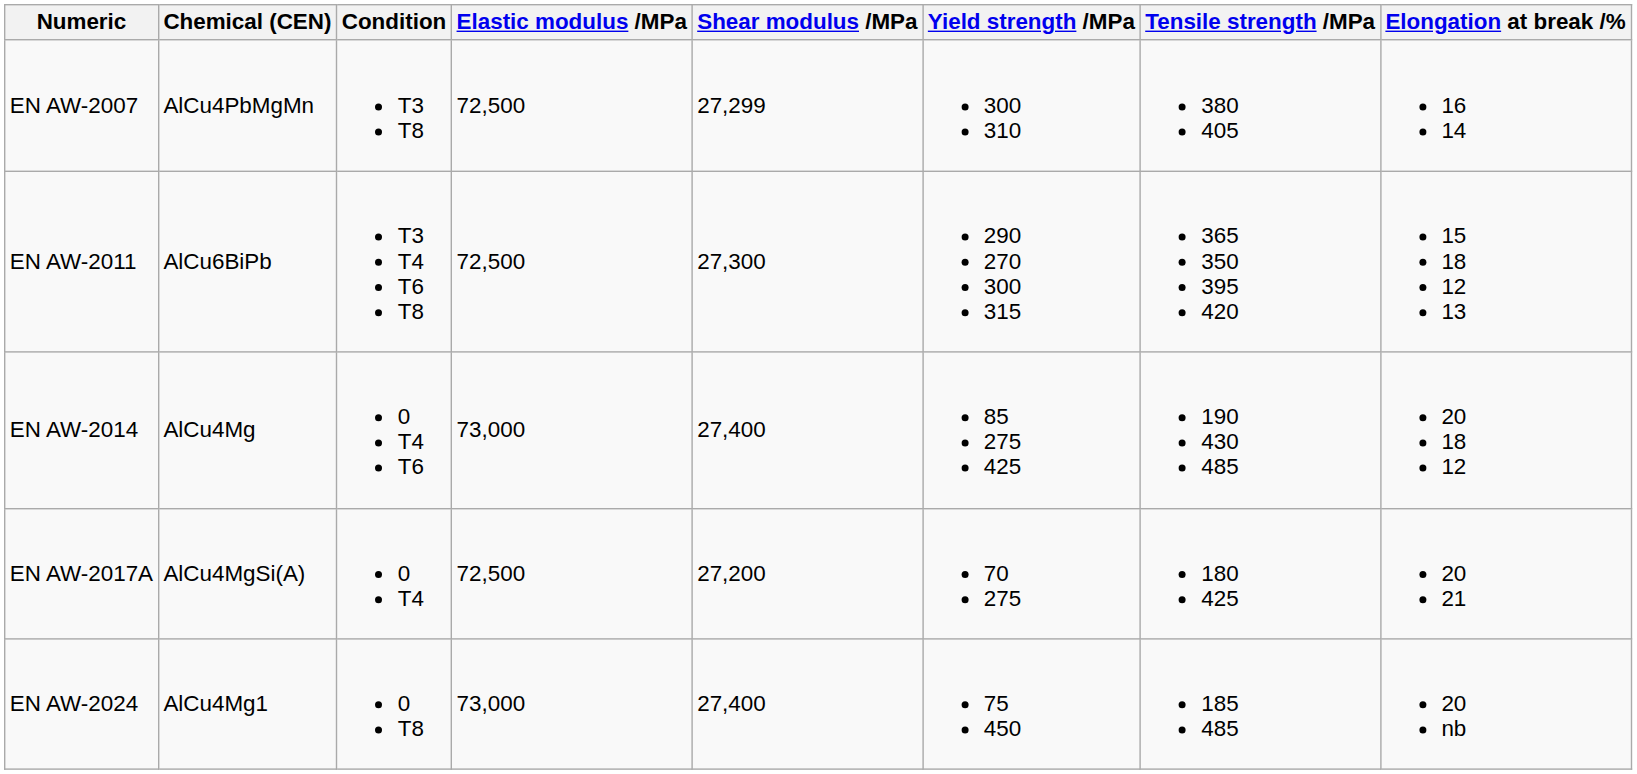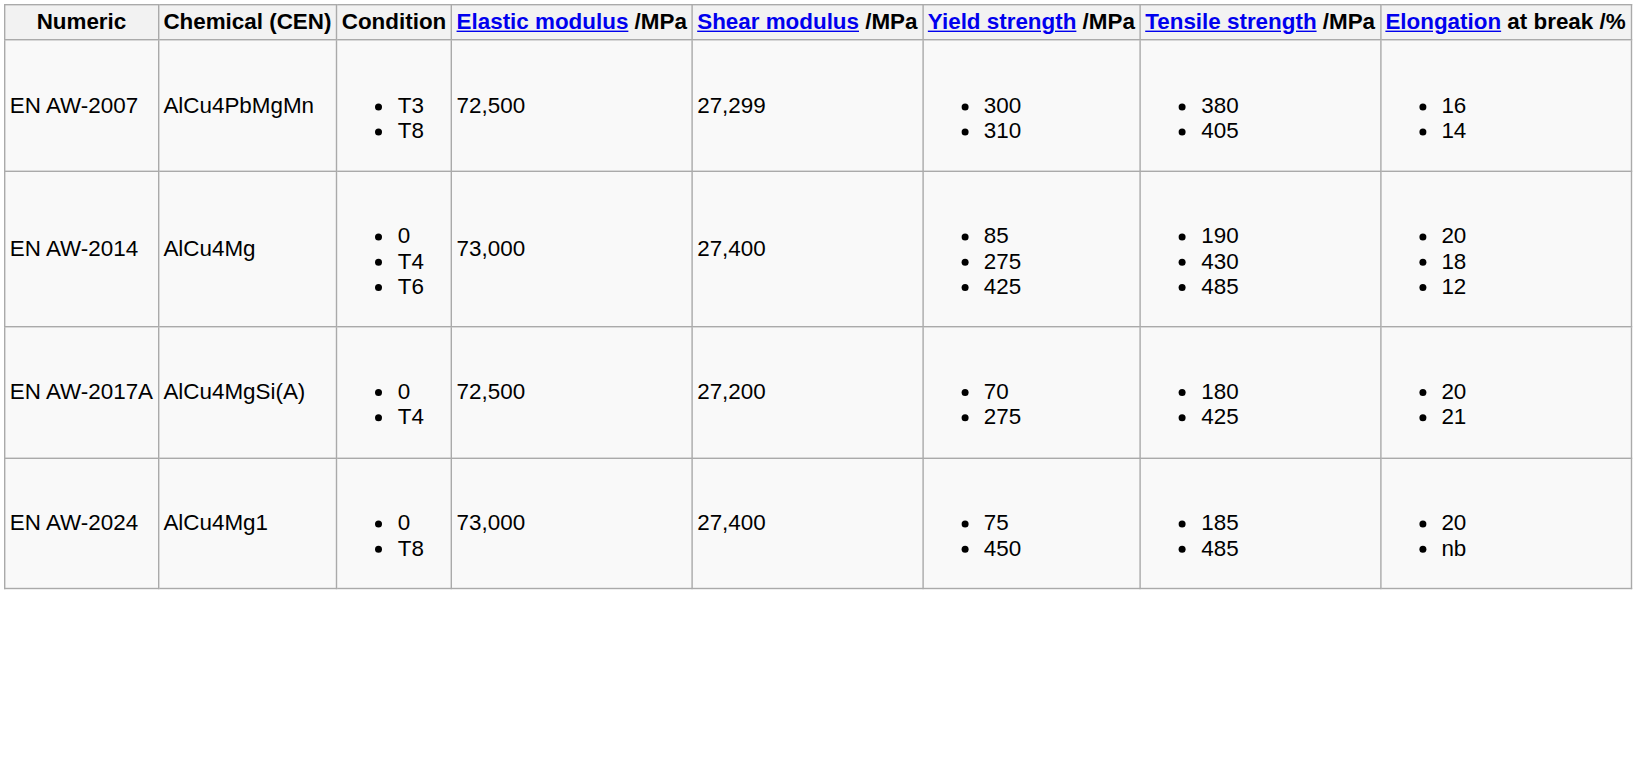- row: (73, 261)
